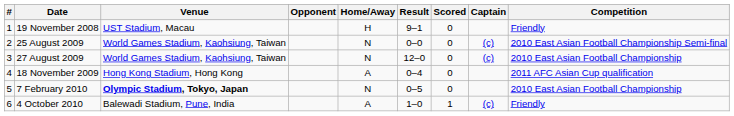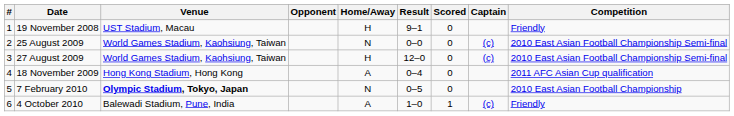(368, 58) N -> (368, 58) H
(596, 58) 2010 East Asian Football Championship -> (619, 58) 2010 East Asian Football Championship Semi-final
